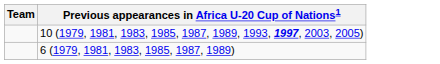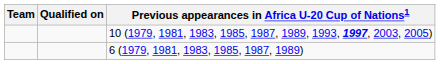+ column: (72, 14)
